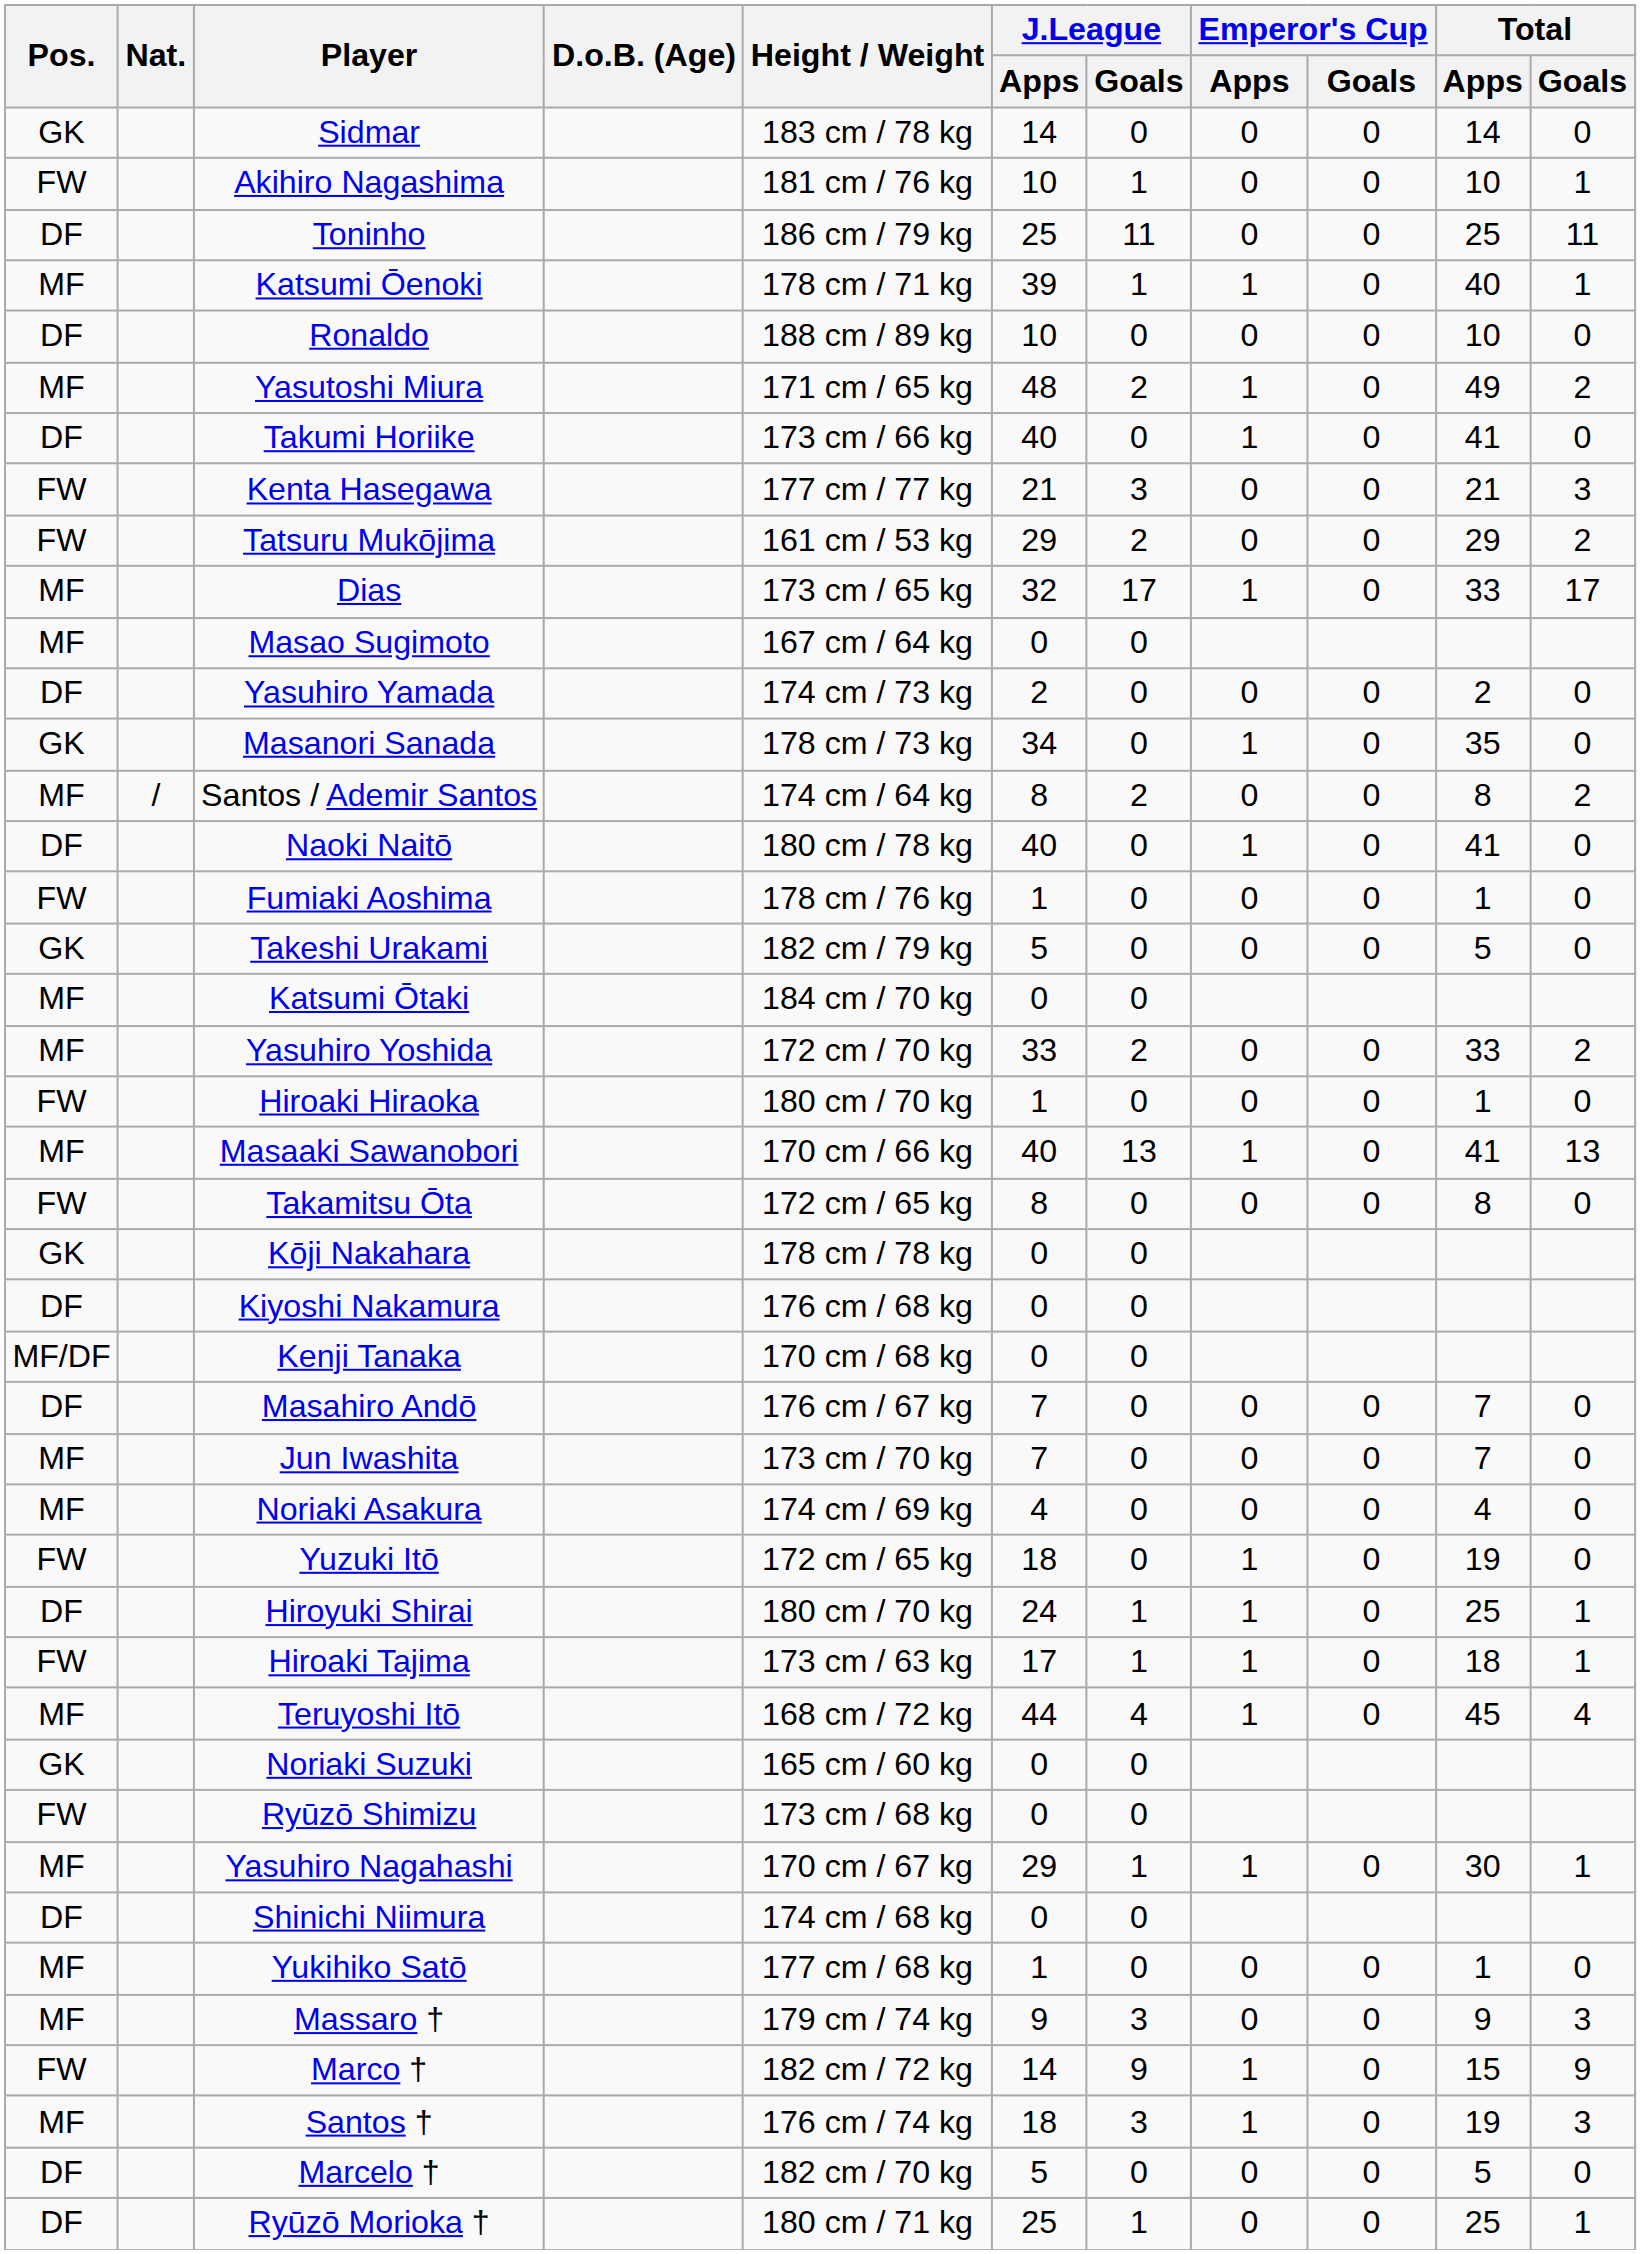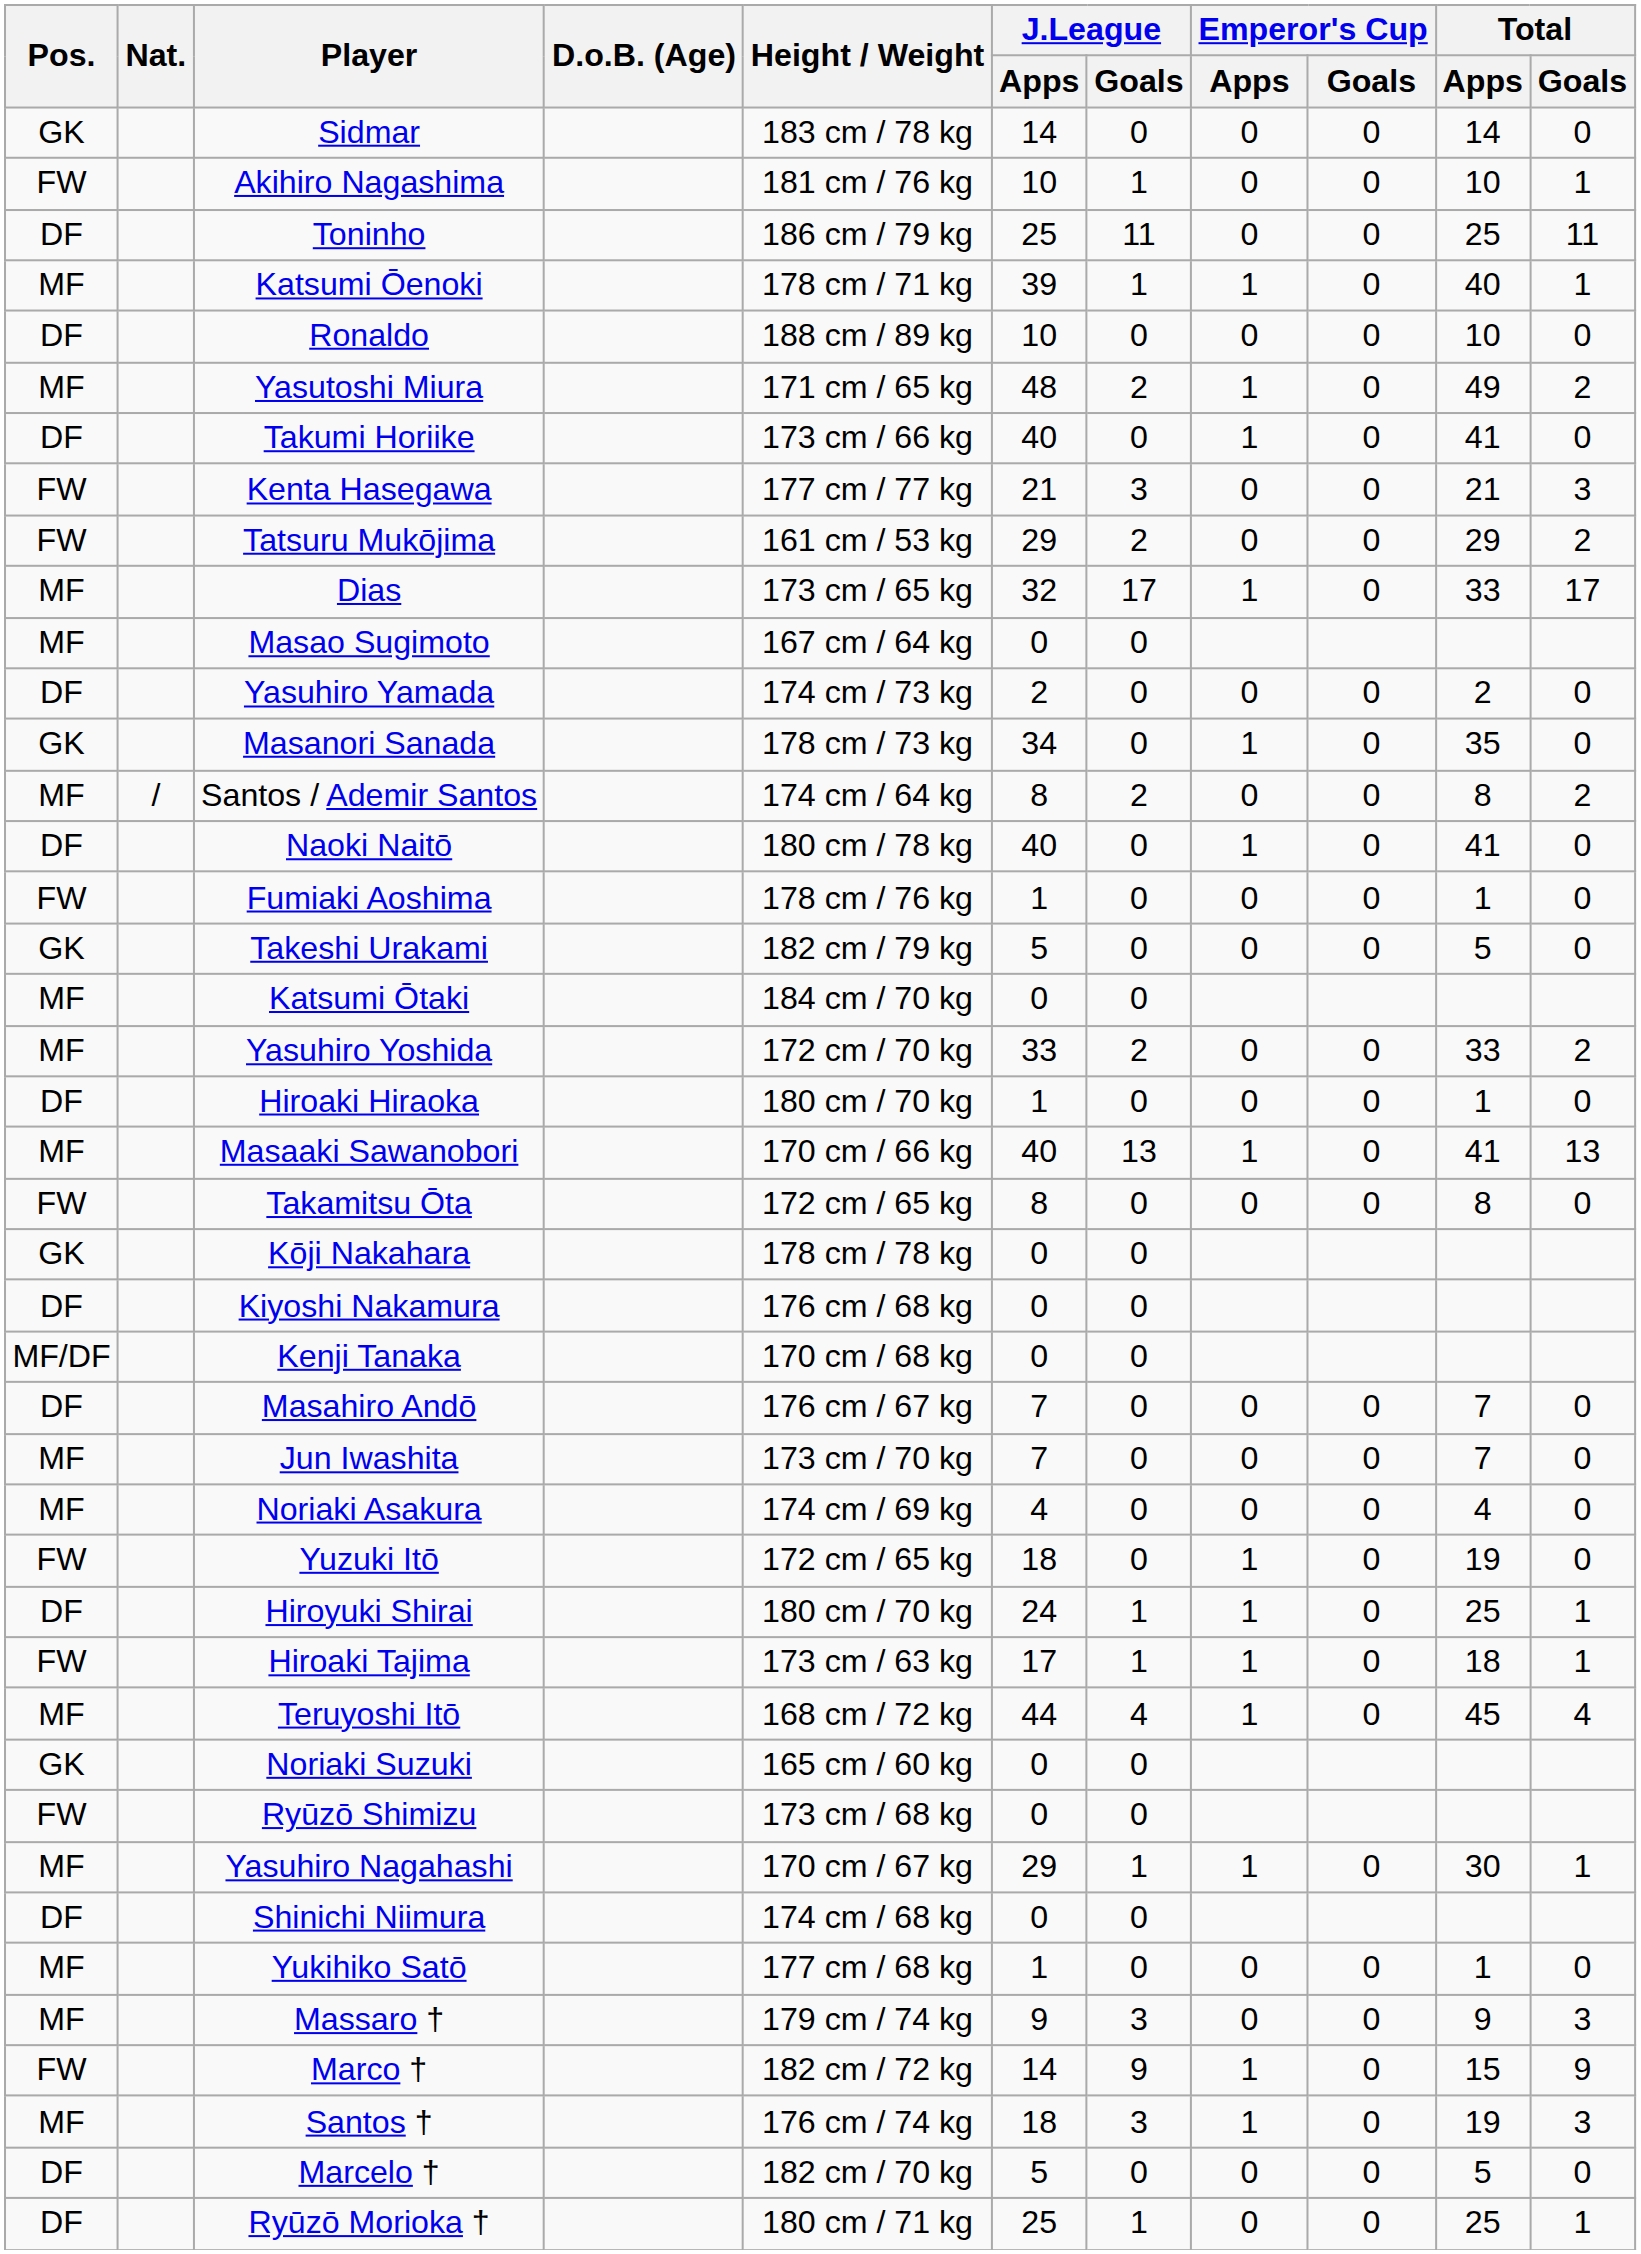(62, 1101) FW -> (62, 1101) DF
